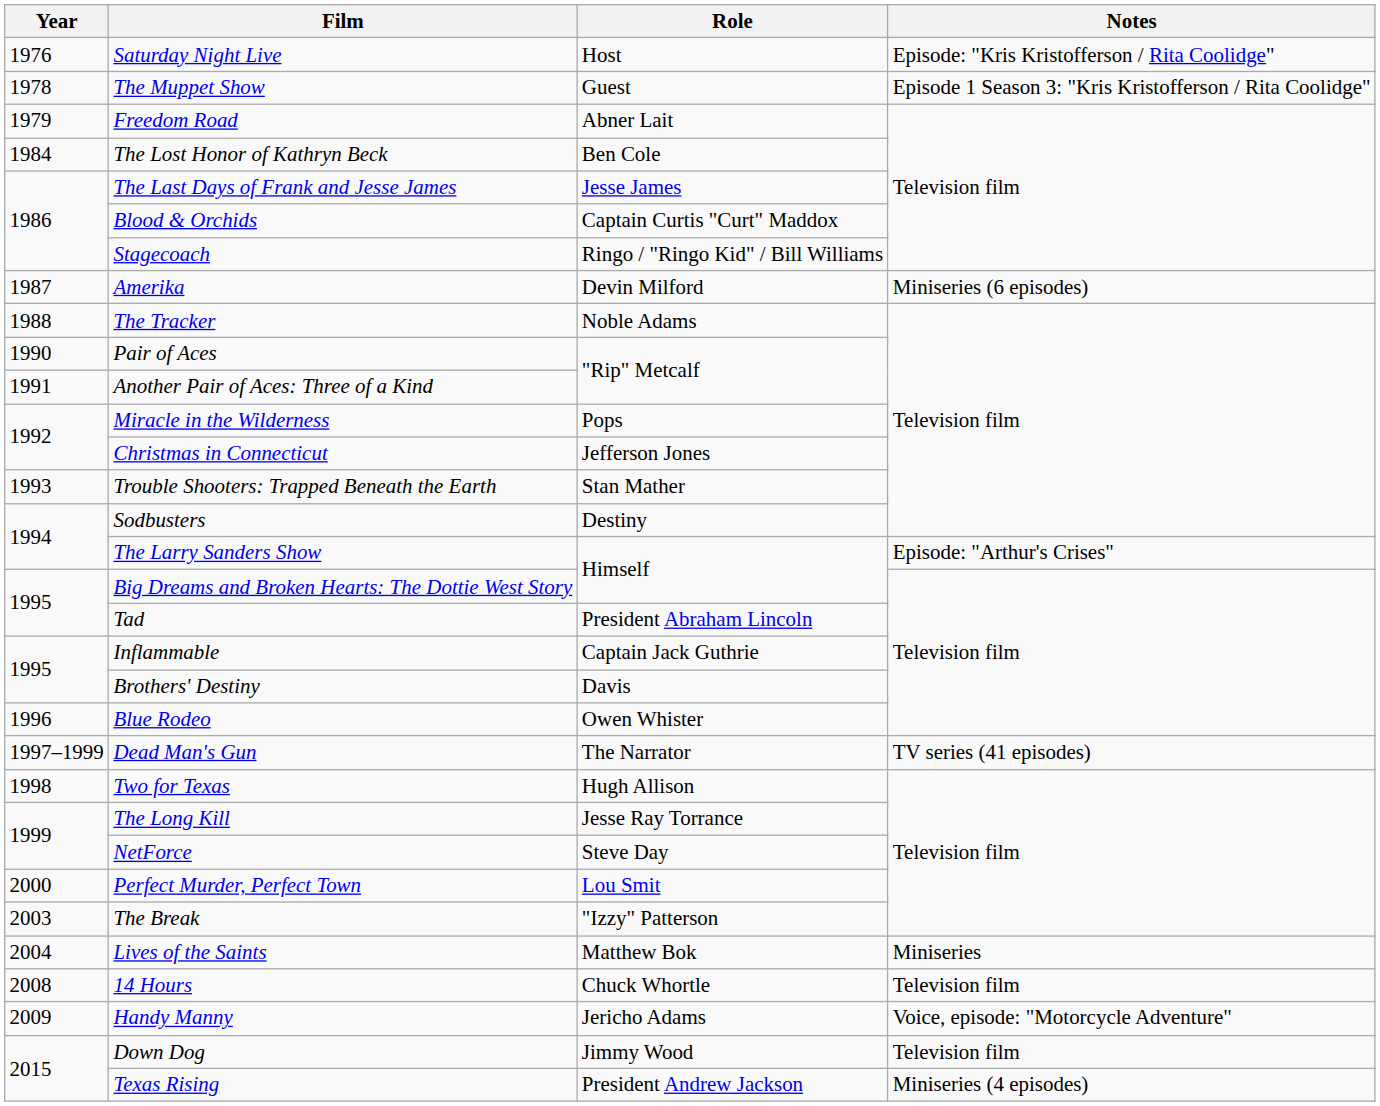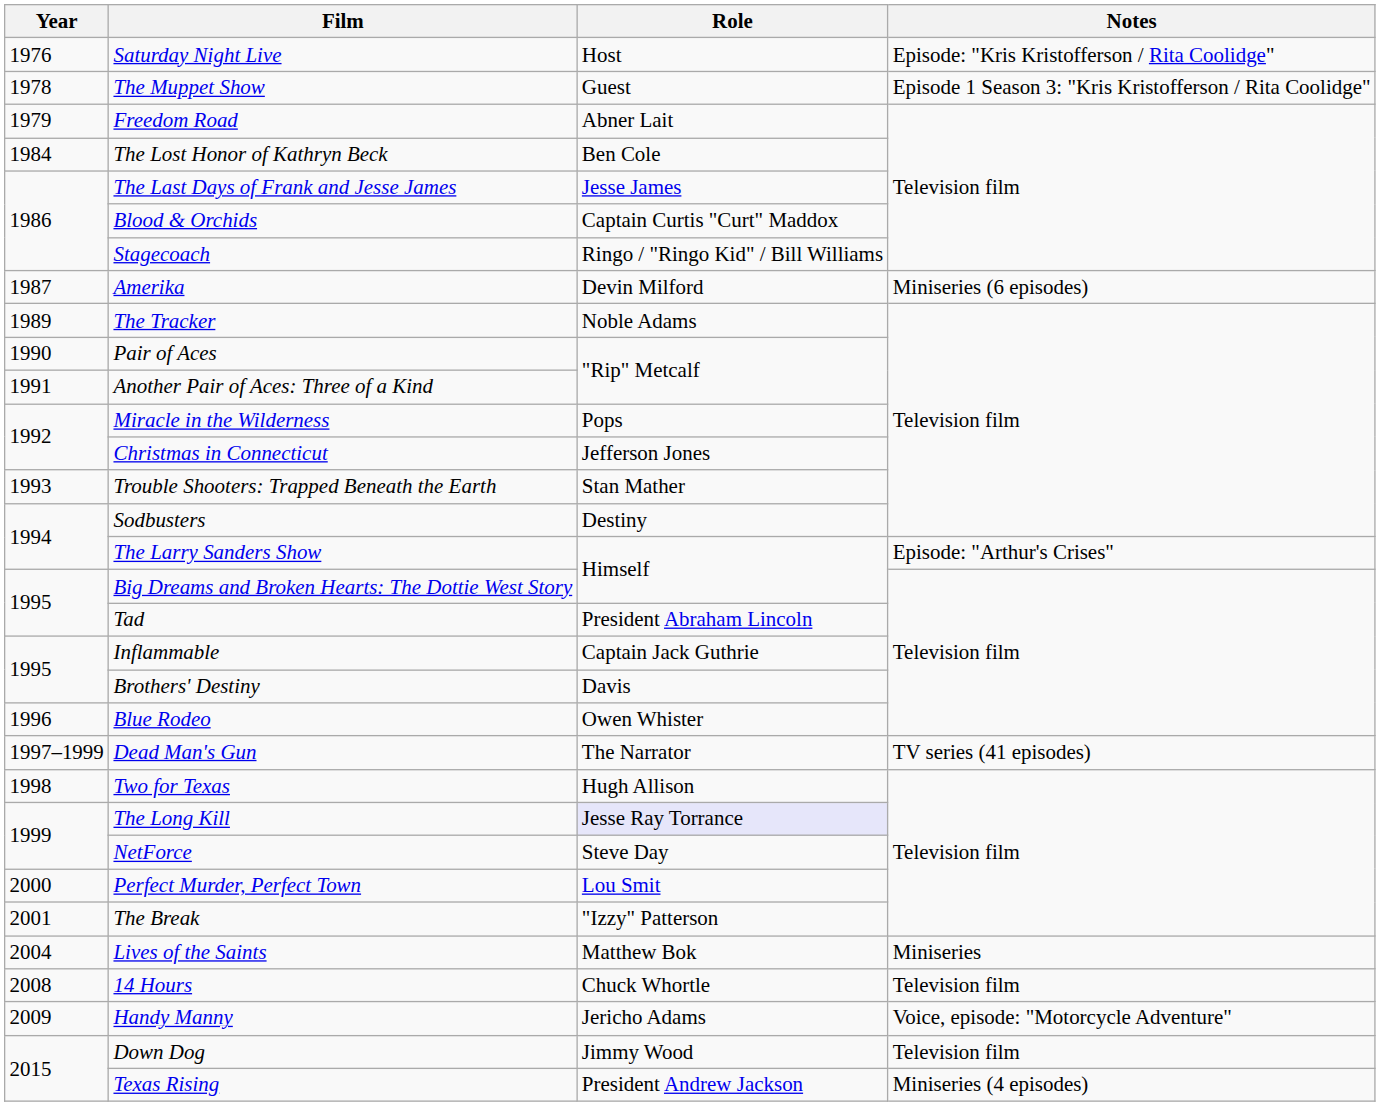(30, 320) 1988 -> (30, 320) 1989
(662, 818) no background -> (662, 818) lavender background
(30, 918) 2003 -> (30, 918) 2001
